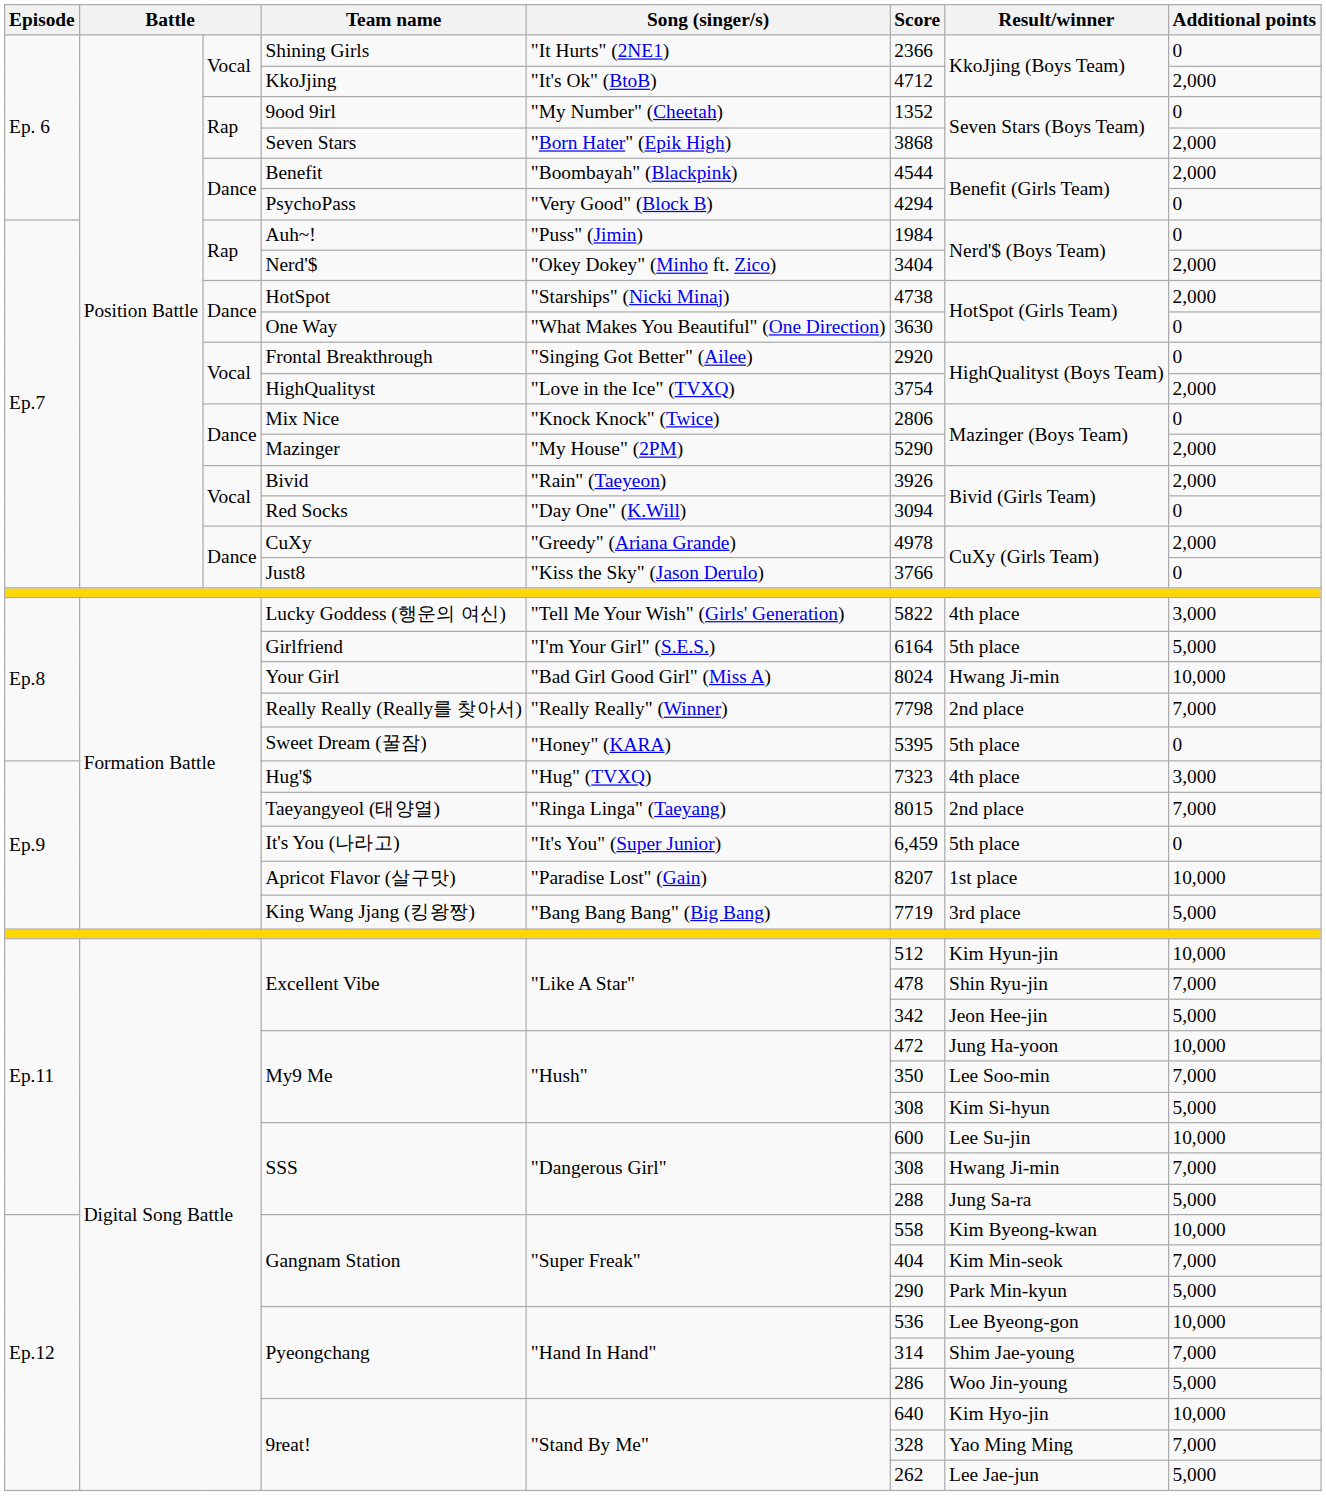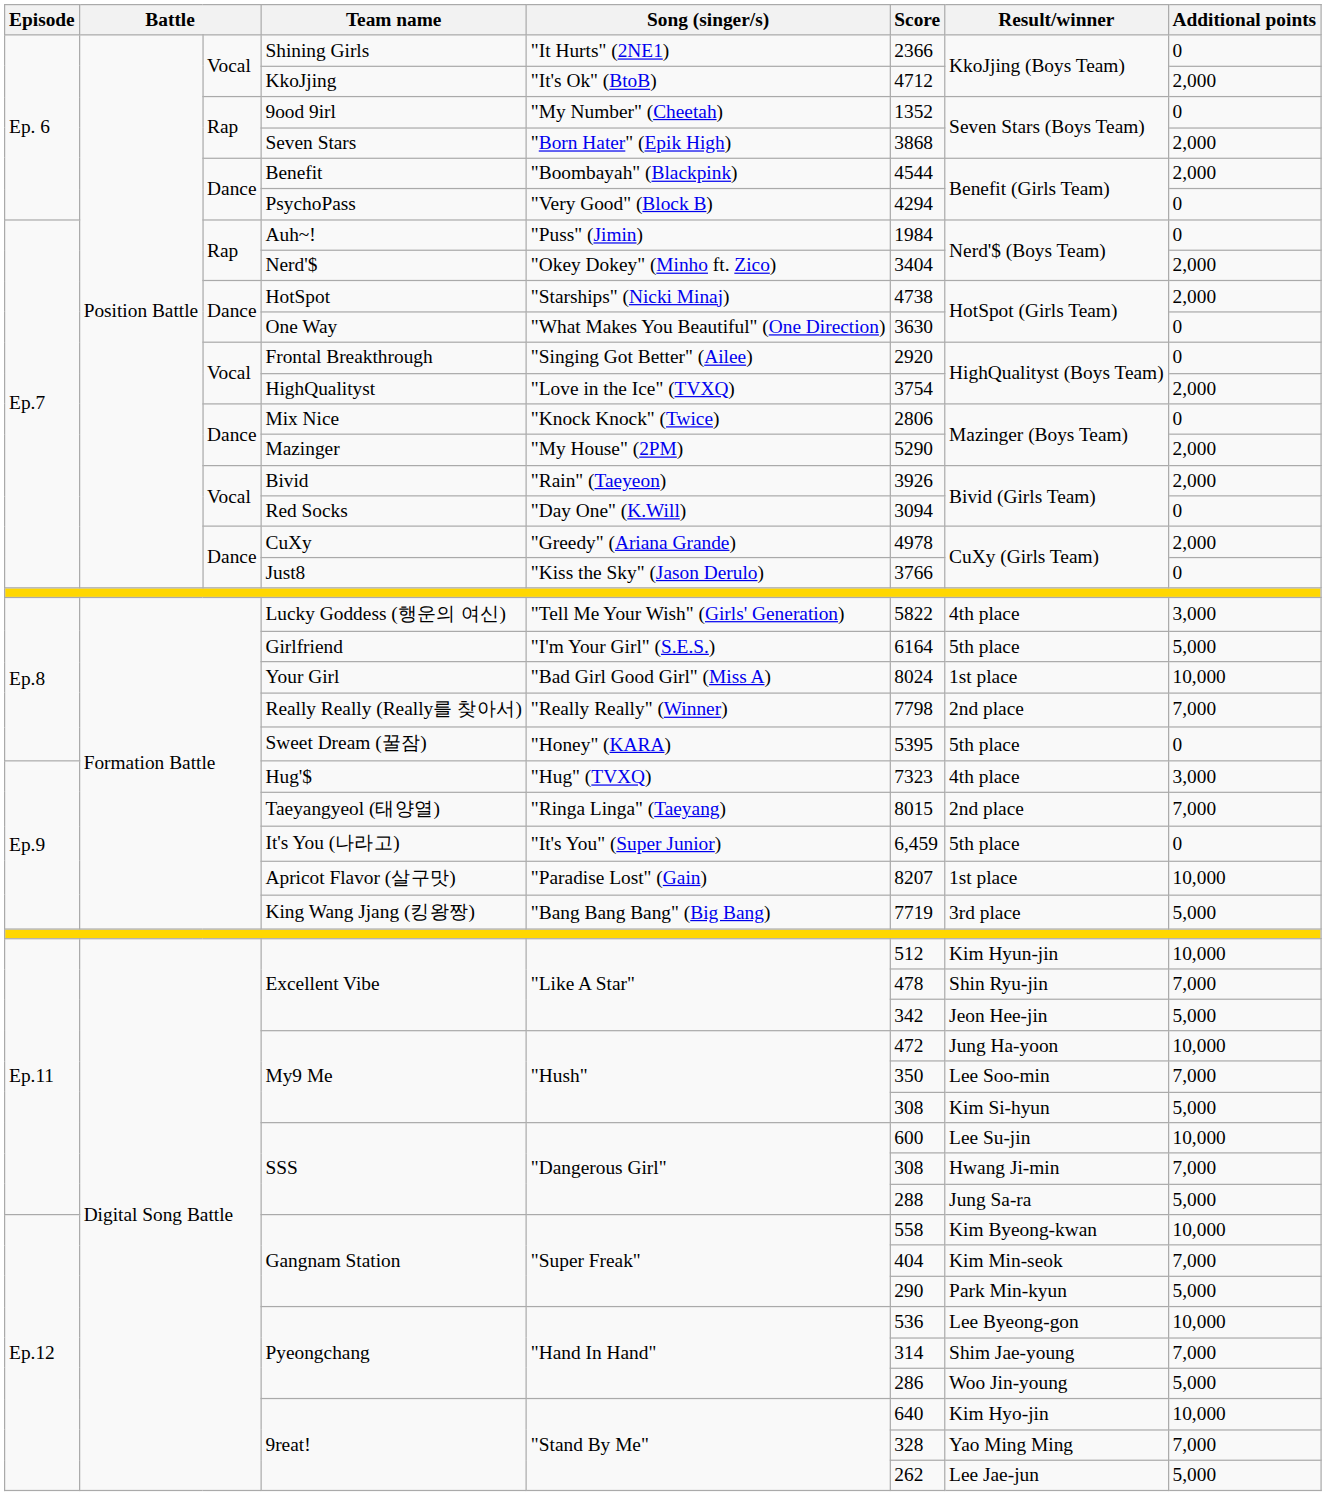(1004, 677) Hwang Ji-min -> (983, 677) 1st place
